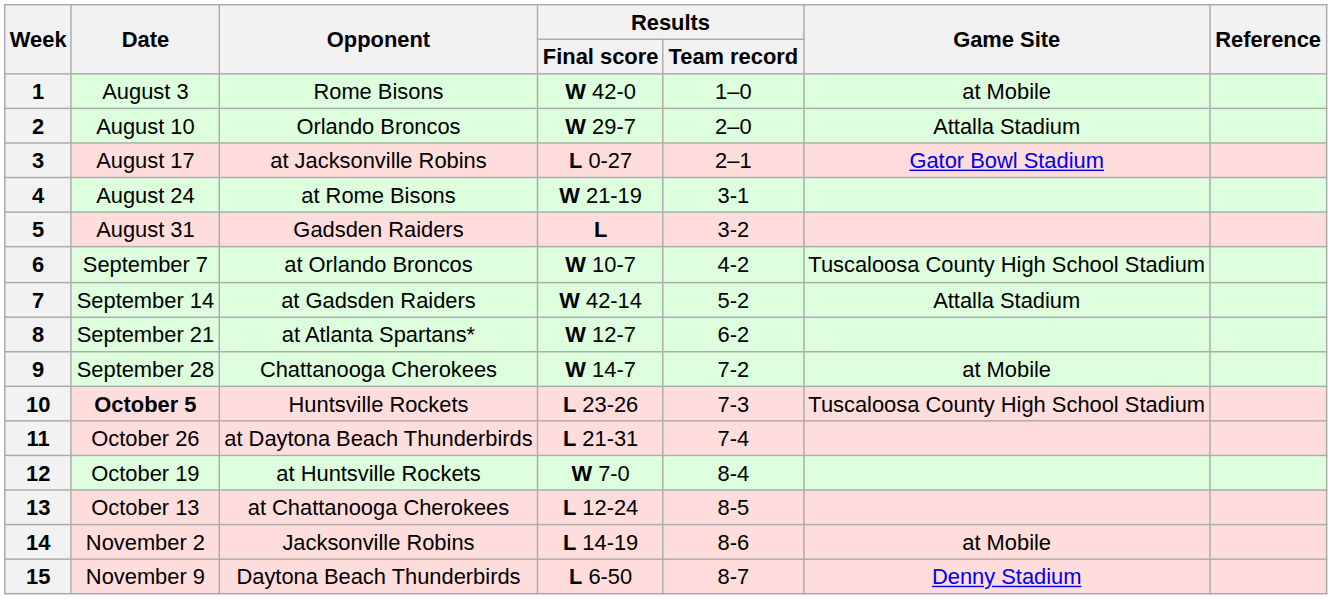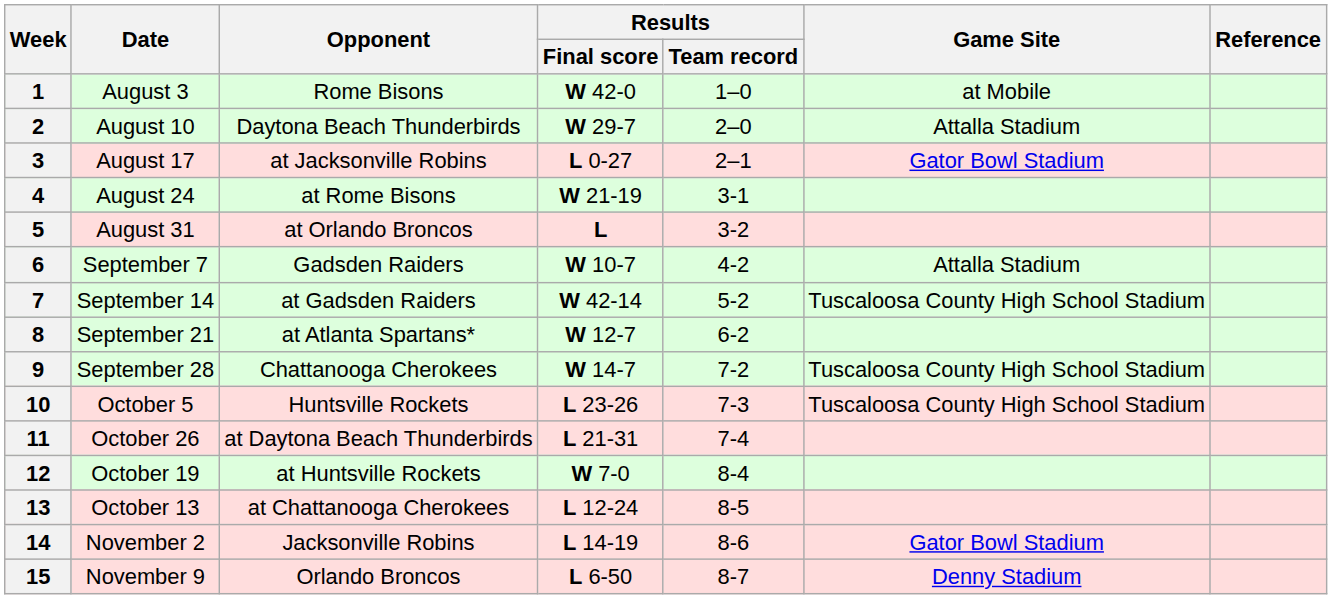(378, 126) Orlando Broncos -> (378, 126) Daytona Beach Thunderbirds
(378, 230) Gadsden Raiders -> (378, 230) at Orlando Broncos
(378, 265) at Orlando Broncos -> (378, 265) Gadsden Raiders
(1007, 265) Tuscaloosa County High School Stadium -> (1007, 265) Attalla Stadium
(1007, 299) Attalla Stadium -> (1007, 299) Tuscaloosa County High School Stadium
(1007, 369) at Mobile -> (1007, 369) Tuscaloosa County High School Stadium
(145, 403) bold -> (145, 403) normal
(1007, 542) at Mobile -> (1007, 542) Gator Bowl Stadium
(378, 577) Daytona Beach Thunderbirds -> (378, 577) Orlando Broncos
